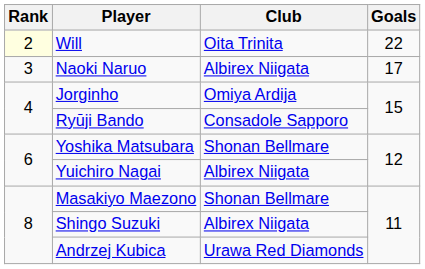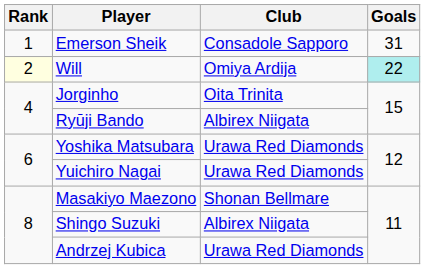+ row: (111, 43)
(243, 43) Oita Trinita -> (250, 69) Omiya Ardija
(394, 43) no background -> (394, 69) paleturquoise background
- row: (101, 69)
(250, 95) Omiya Ardija -> (243, 95) Oita Trinita
(276, 120) Consadole Sapporo -> (256, 120) Albirex Niigata
(266, 146) Shonan Bellmare -> (284, 146) Urawa Red Diamonds
(256, 172) Albirex Niigata -> (284, 172) Urawa Red Diamonds
